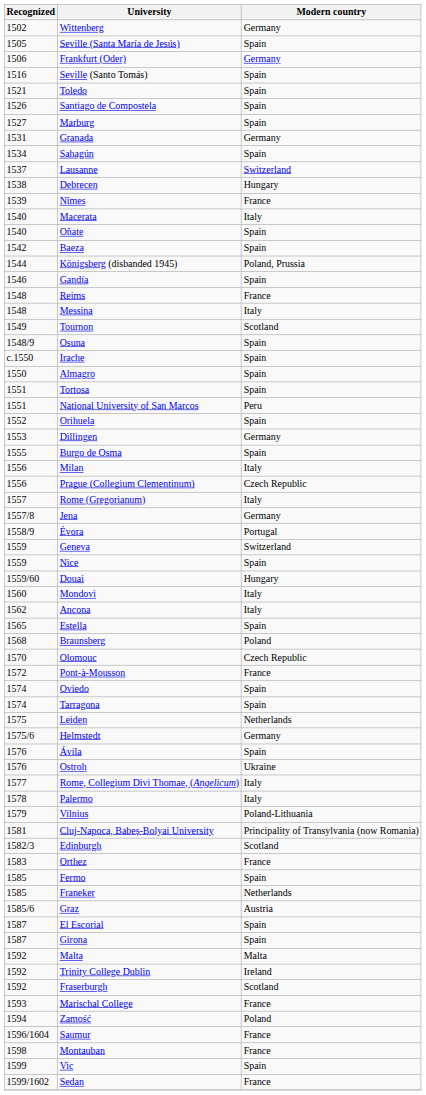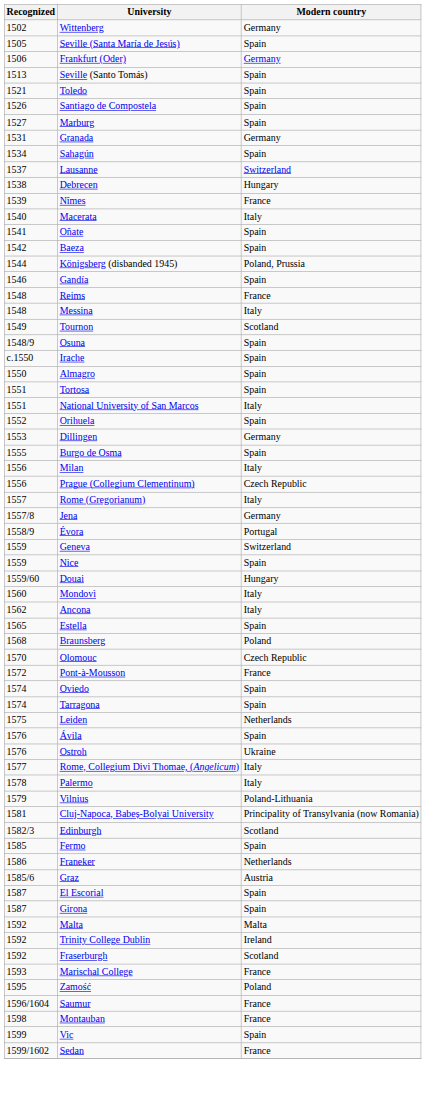(17, 75) 1516 -> (17, 75) 1513
(17, 232) 1540 -> (17, 232) 1541
(253, 405) Peru -> (253, 405) Italy
- row: (80, 736)
- row: (73, 861)
(17, 893) 1585 -> (17, 861) 1586
(17, 1019) 1594 -> (17, 987) 1595
